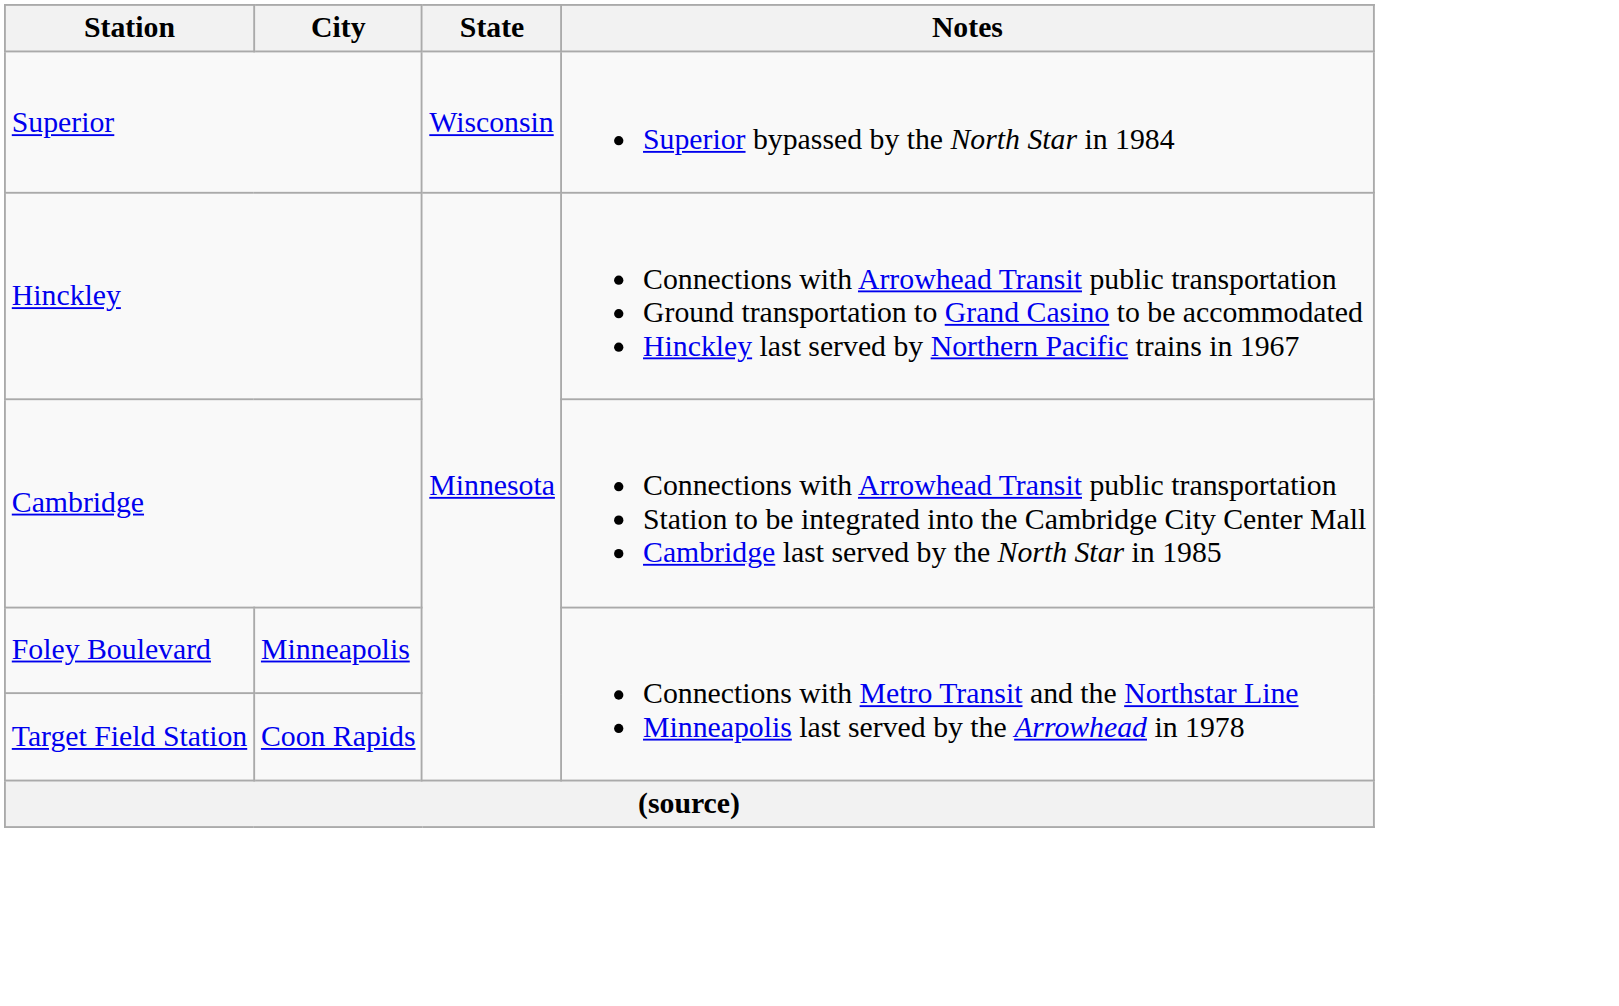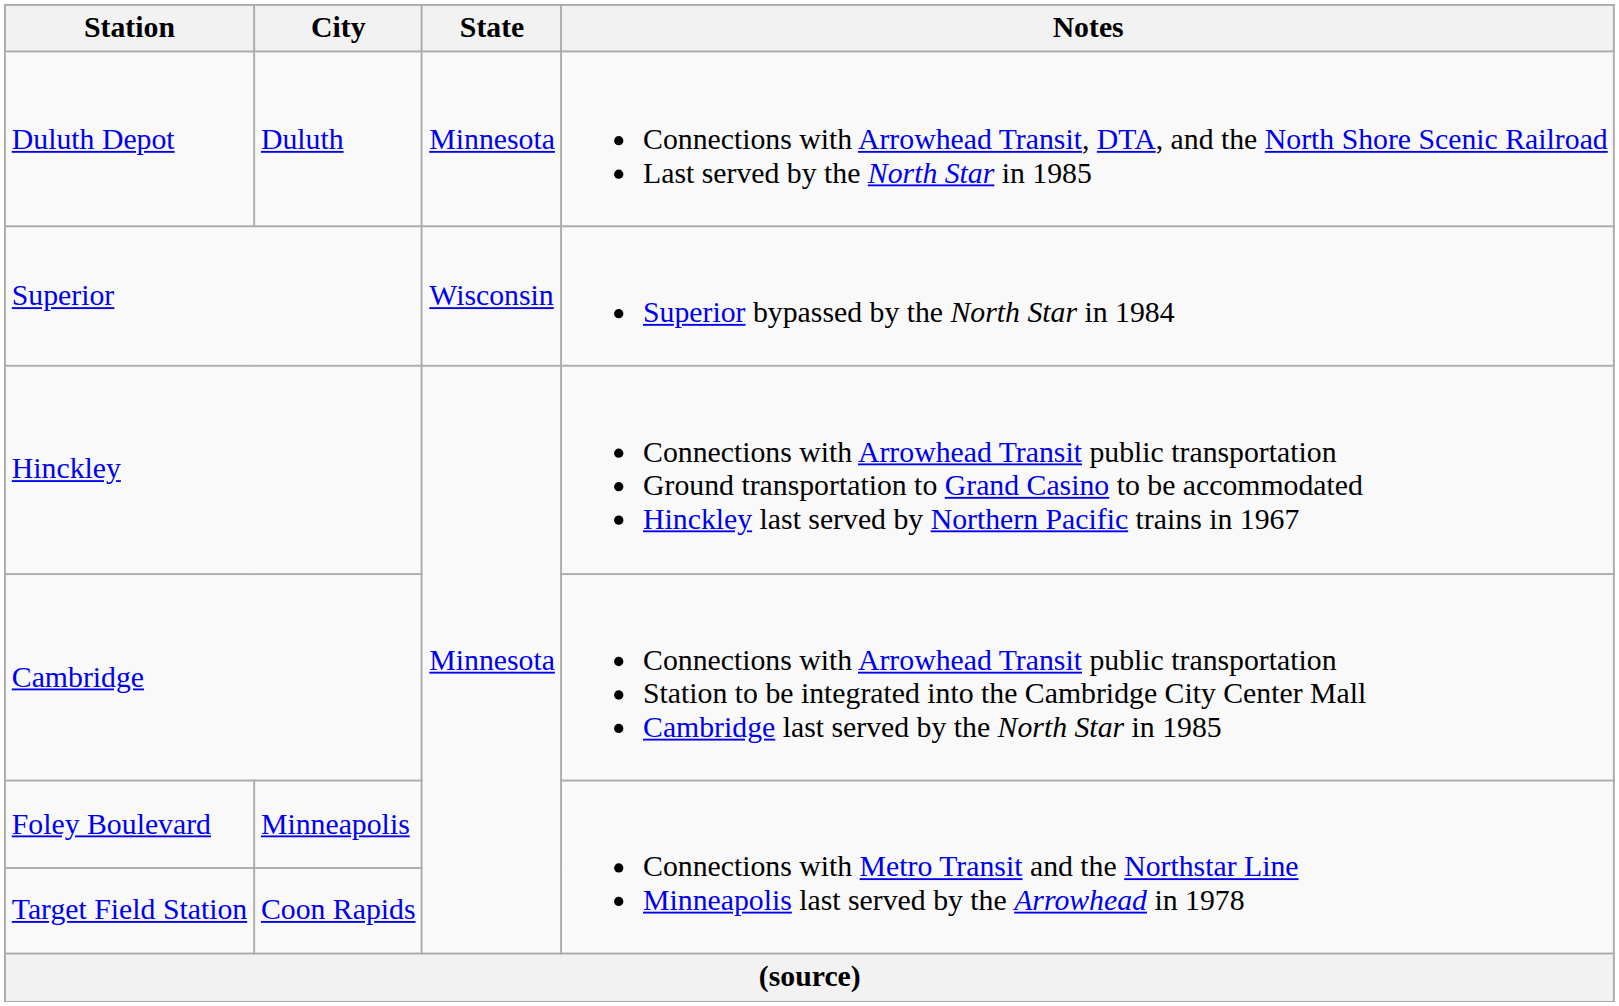+ row: (93, 138)
